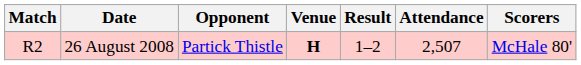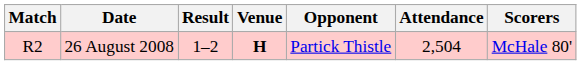columns swapped: (232, 18) <-> (368, 18)
(441, 45) 2,507 -> (441, 45) 2,504
